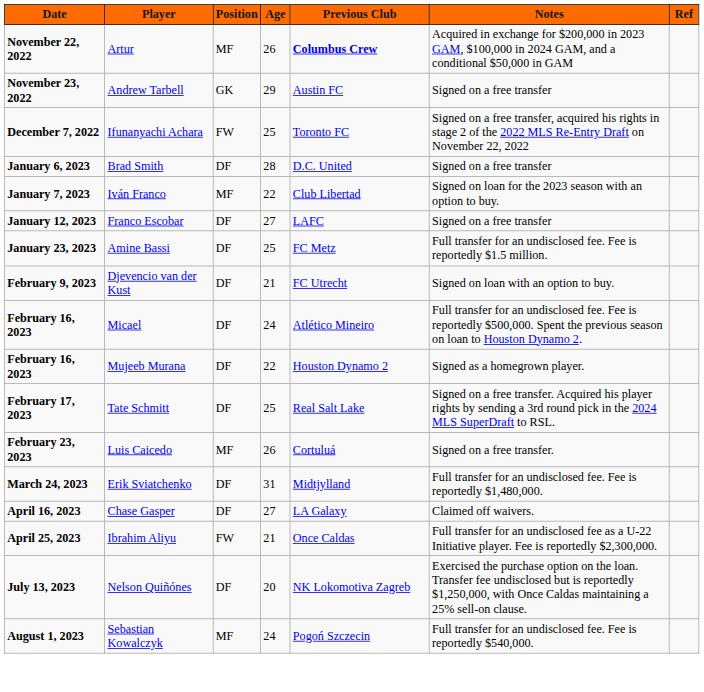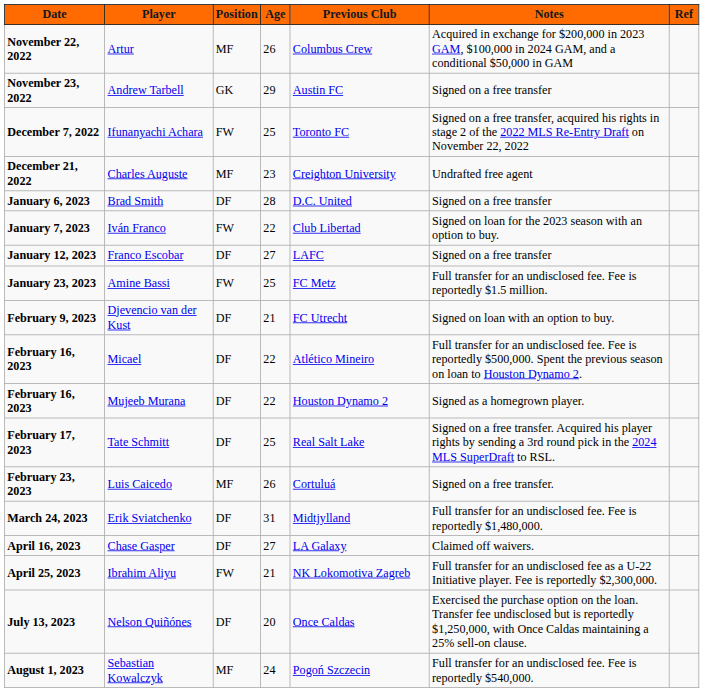(335, 49) bold -> (332, 49) normal
+ row: (148, 174)
(225, 194) MF -> (225, 228) FW
(224, 248) DF -> (225, 283) FW
(269, 324) 24 -> (269, 359) 22
(324, 538) Once Caldas -> (352, 573) NK Lokomotiva Zagreb
(352, 587) NK Lokomotiva Zagreb -> (324, 621) Once Caldas
